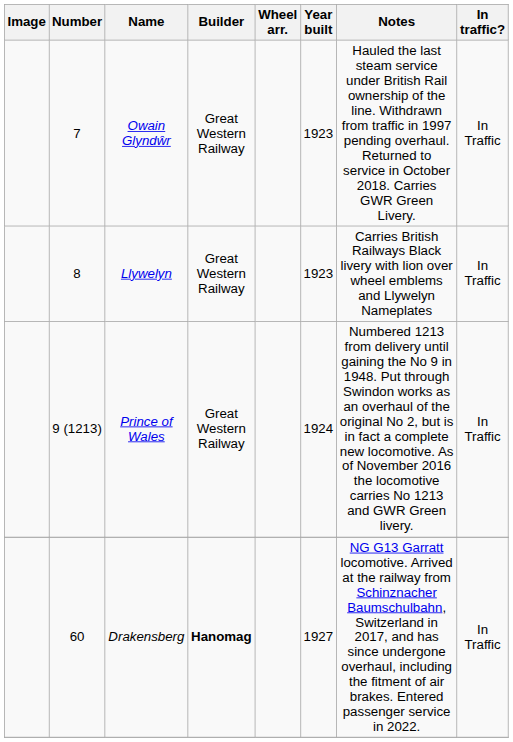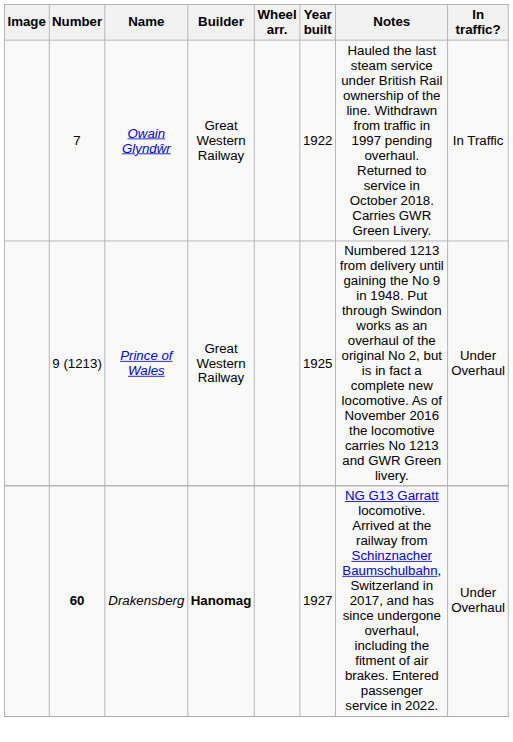(318, 133) 1923 -> (318, 140) 1922
- row: (146, 273)
(318, 429) 1924 -> (318, 363) 1925
(483, 429) In Traffic -> (478, 363) Under Overhaul
(77, 637) normal -> (77, 601) bold
(483, 637) In Traffic -> (478, 601) Under Overhaul
